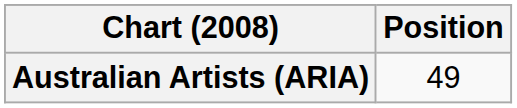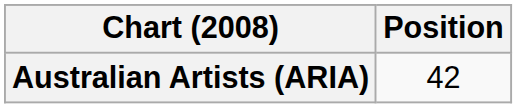(443, 77) 49 -> (443, 77) 42
